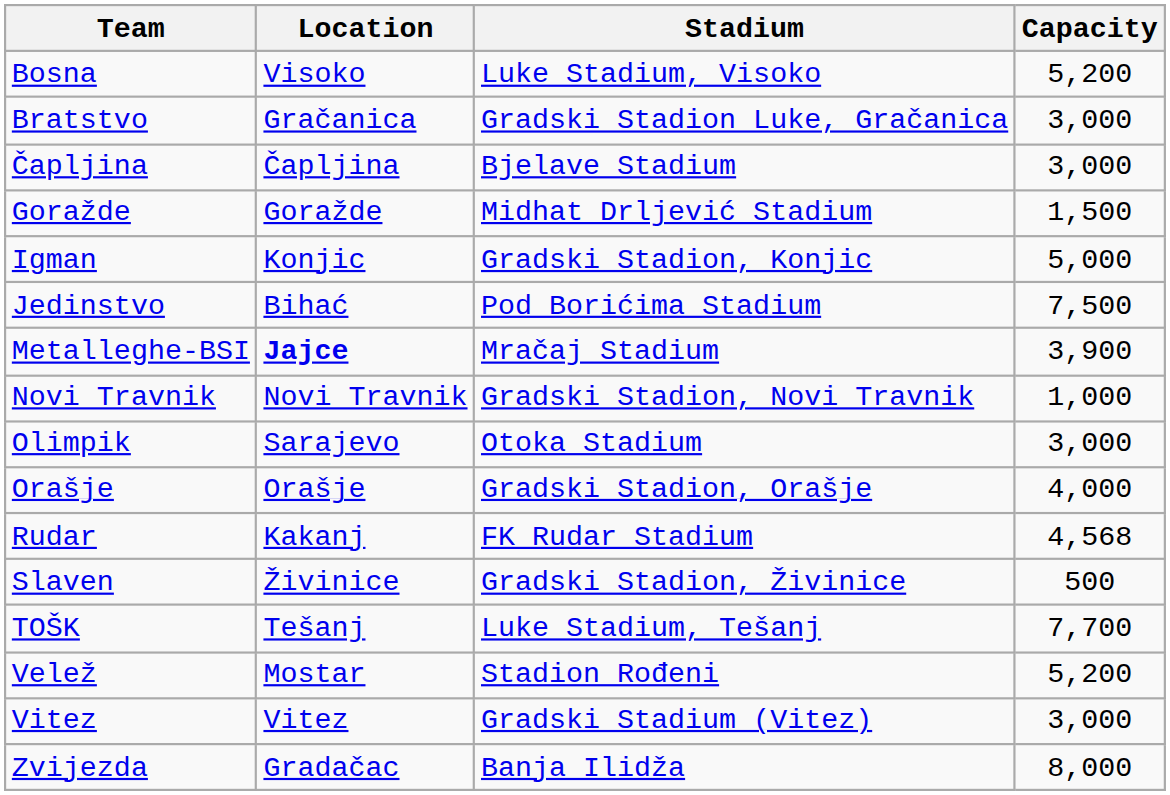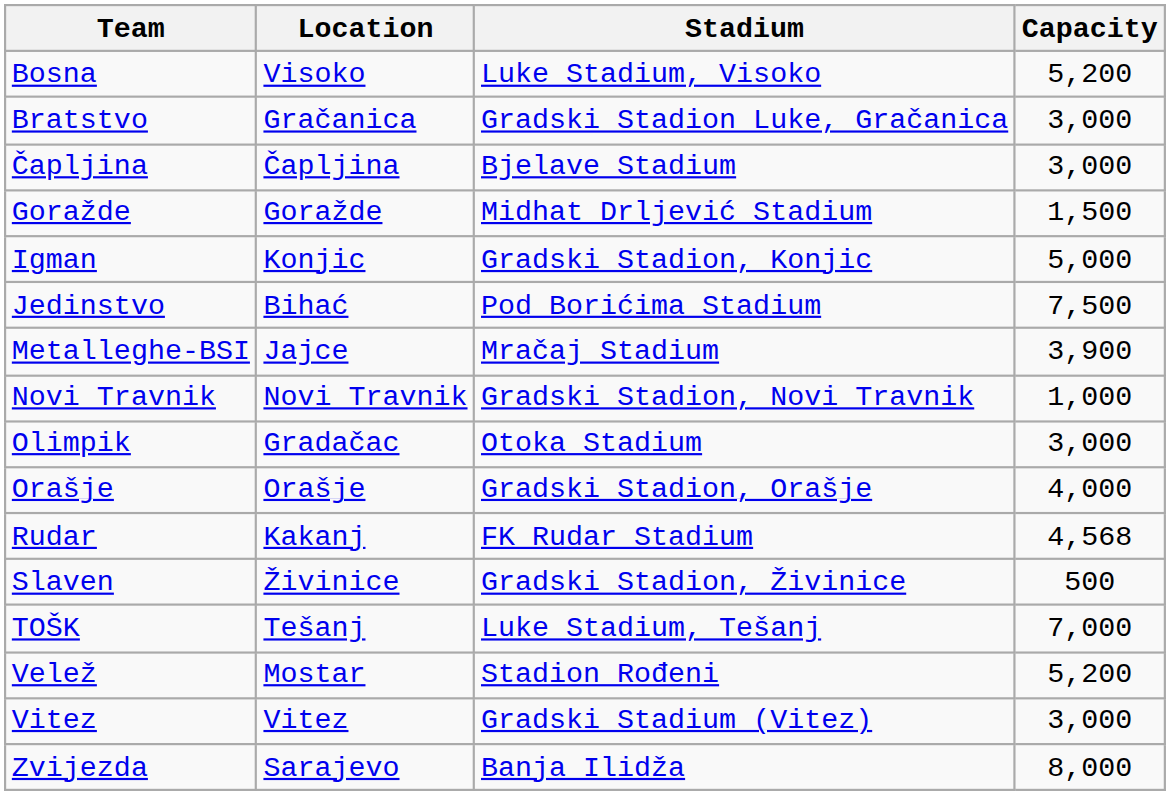(306, 352) bold -> (306, 352) normal
(331, 444) Sarajevo -> (331, 444) Gradačac
(1090, 629) 7,700 -> (1090, 629) 7,000
(331, 767) Gradačac -> (331, 767) Sarajevo
